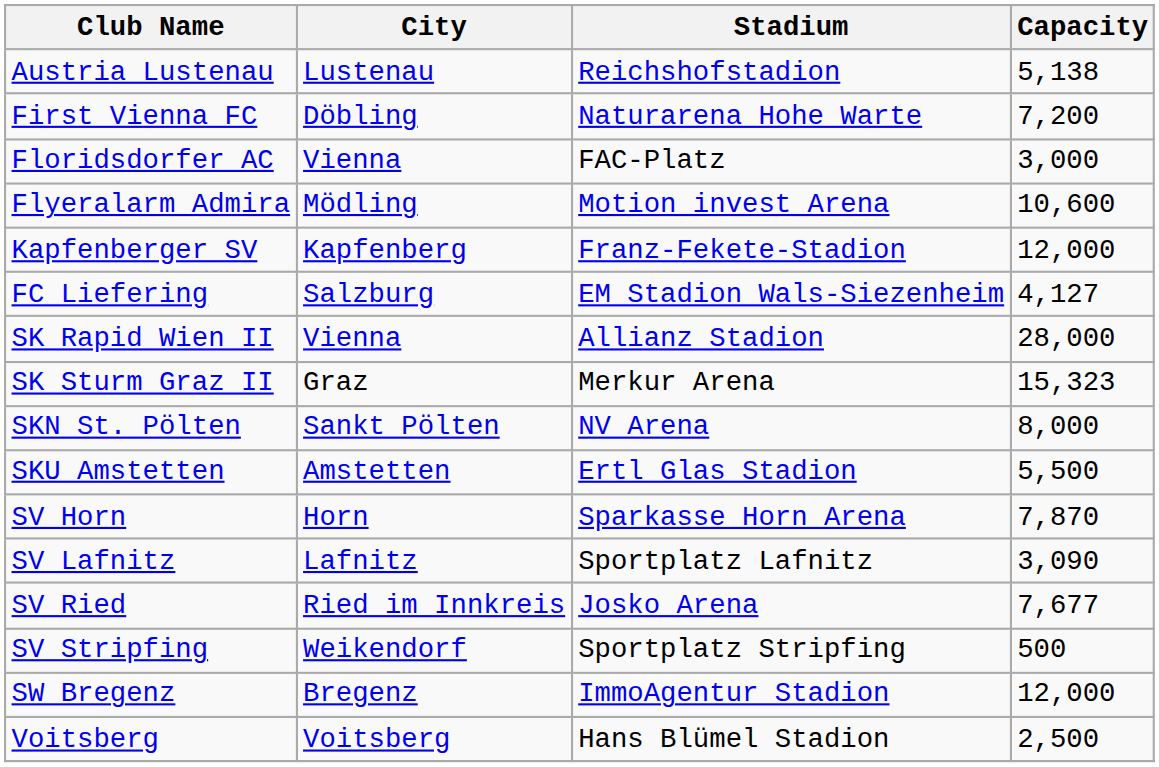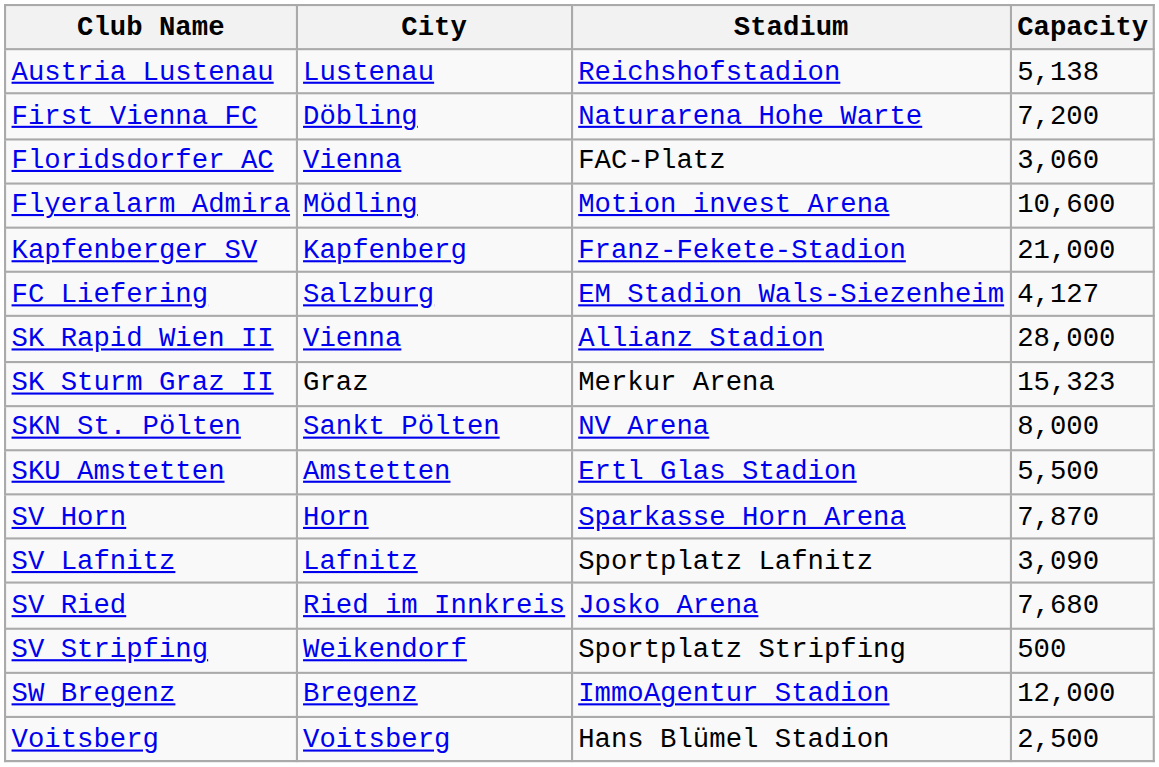(1058, 161) 3,000 -> (1058, 161) 3,060
(1066, 250) 12,000 -> (1066, 250) 21,000
(1058, 606) 7,677 -> (1058, 606) 7,680
